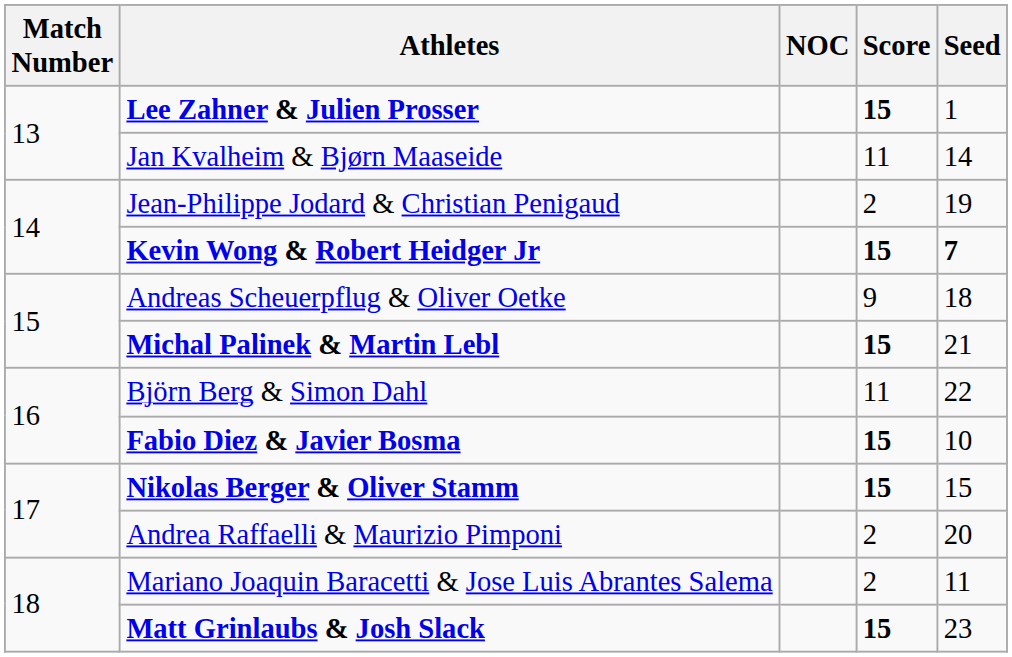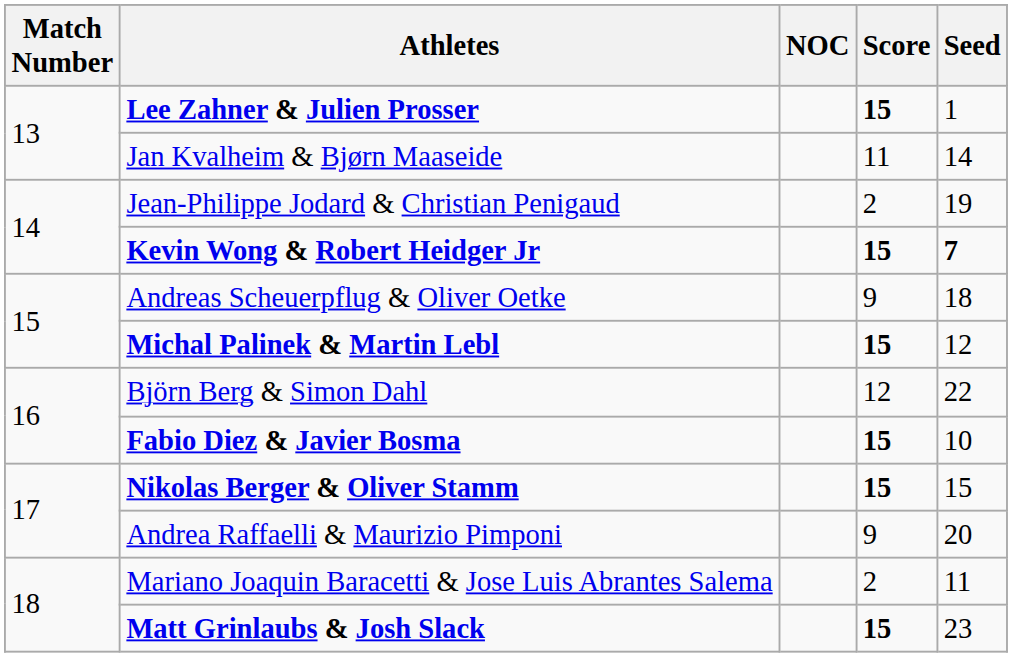(958, 344) 21 -> (958, 344) 12
(876, 391) 11 -> (877, 391) 12
(870, 533) 2 -> (870, 533) 9
